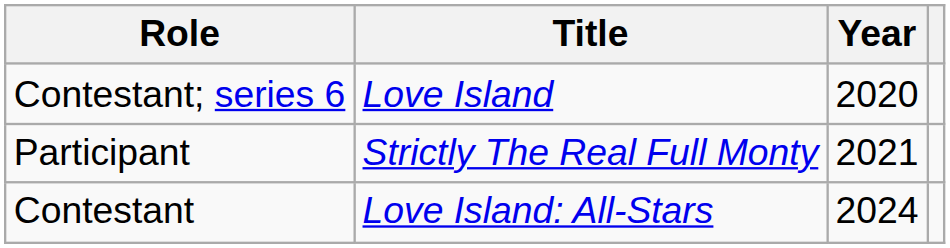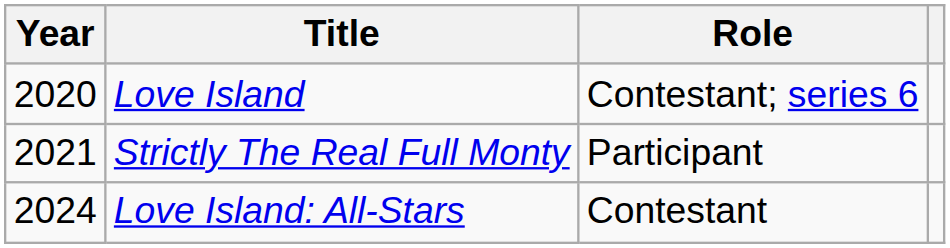columns swapped: (877, 34) <-> (180, 34)
